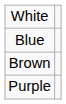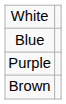rows swapped: (30, 86) <-> (30, 63)
